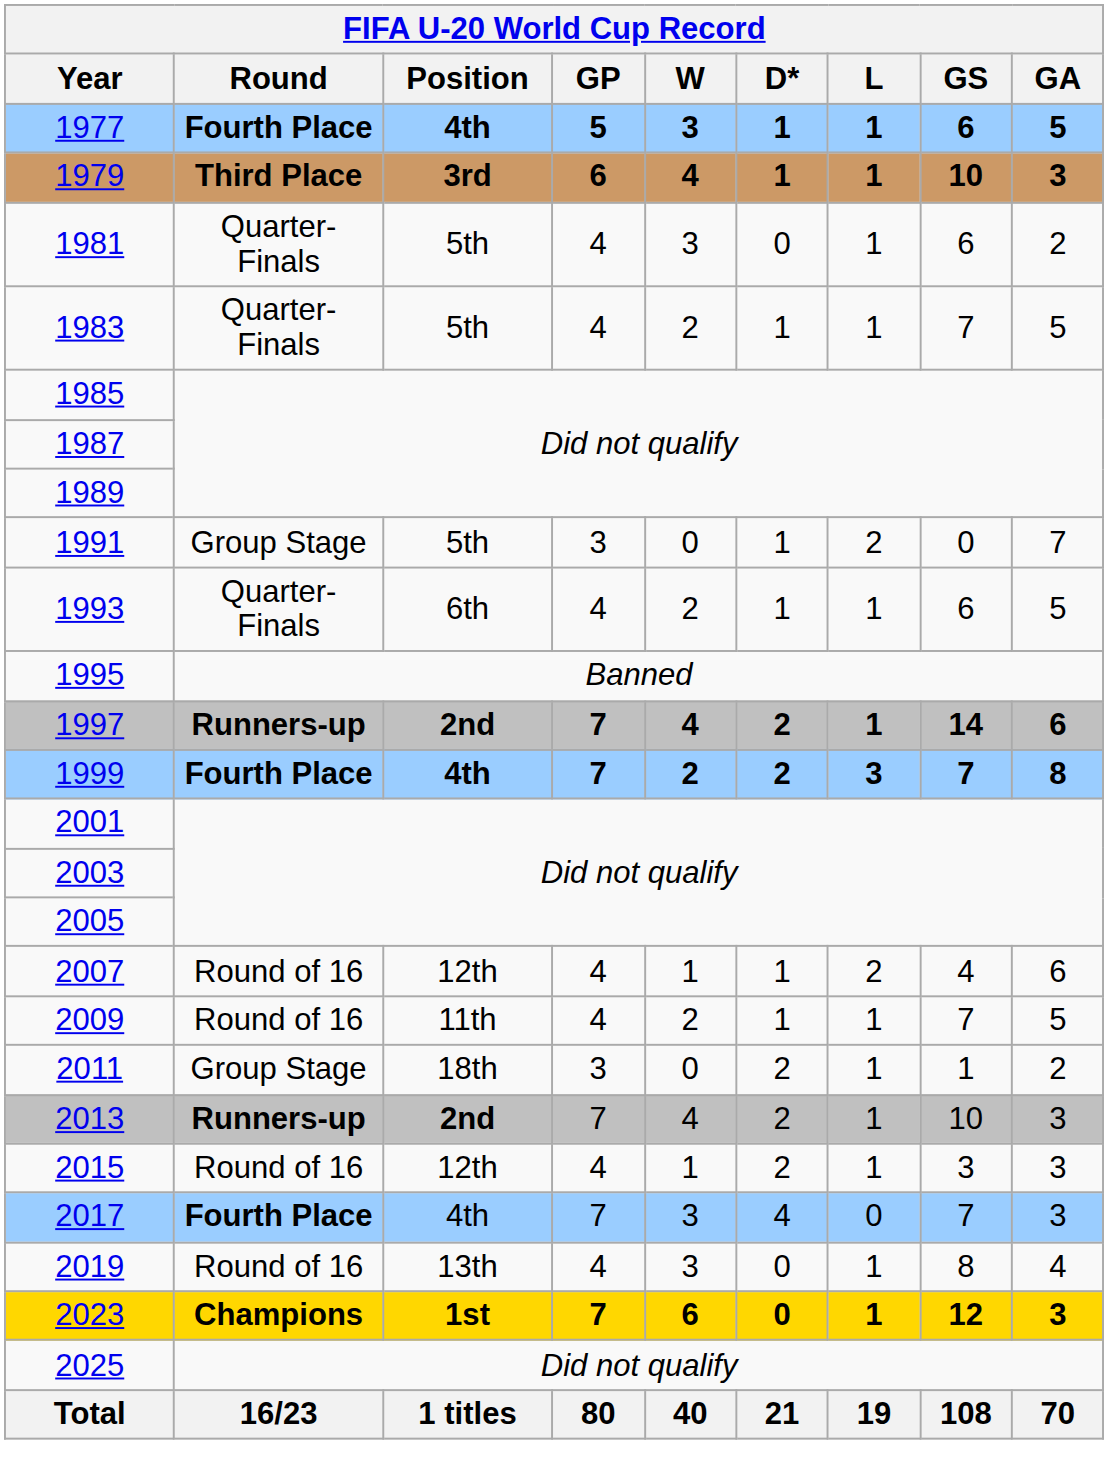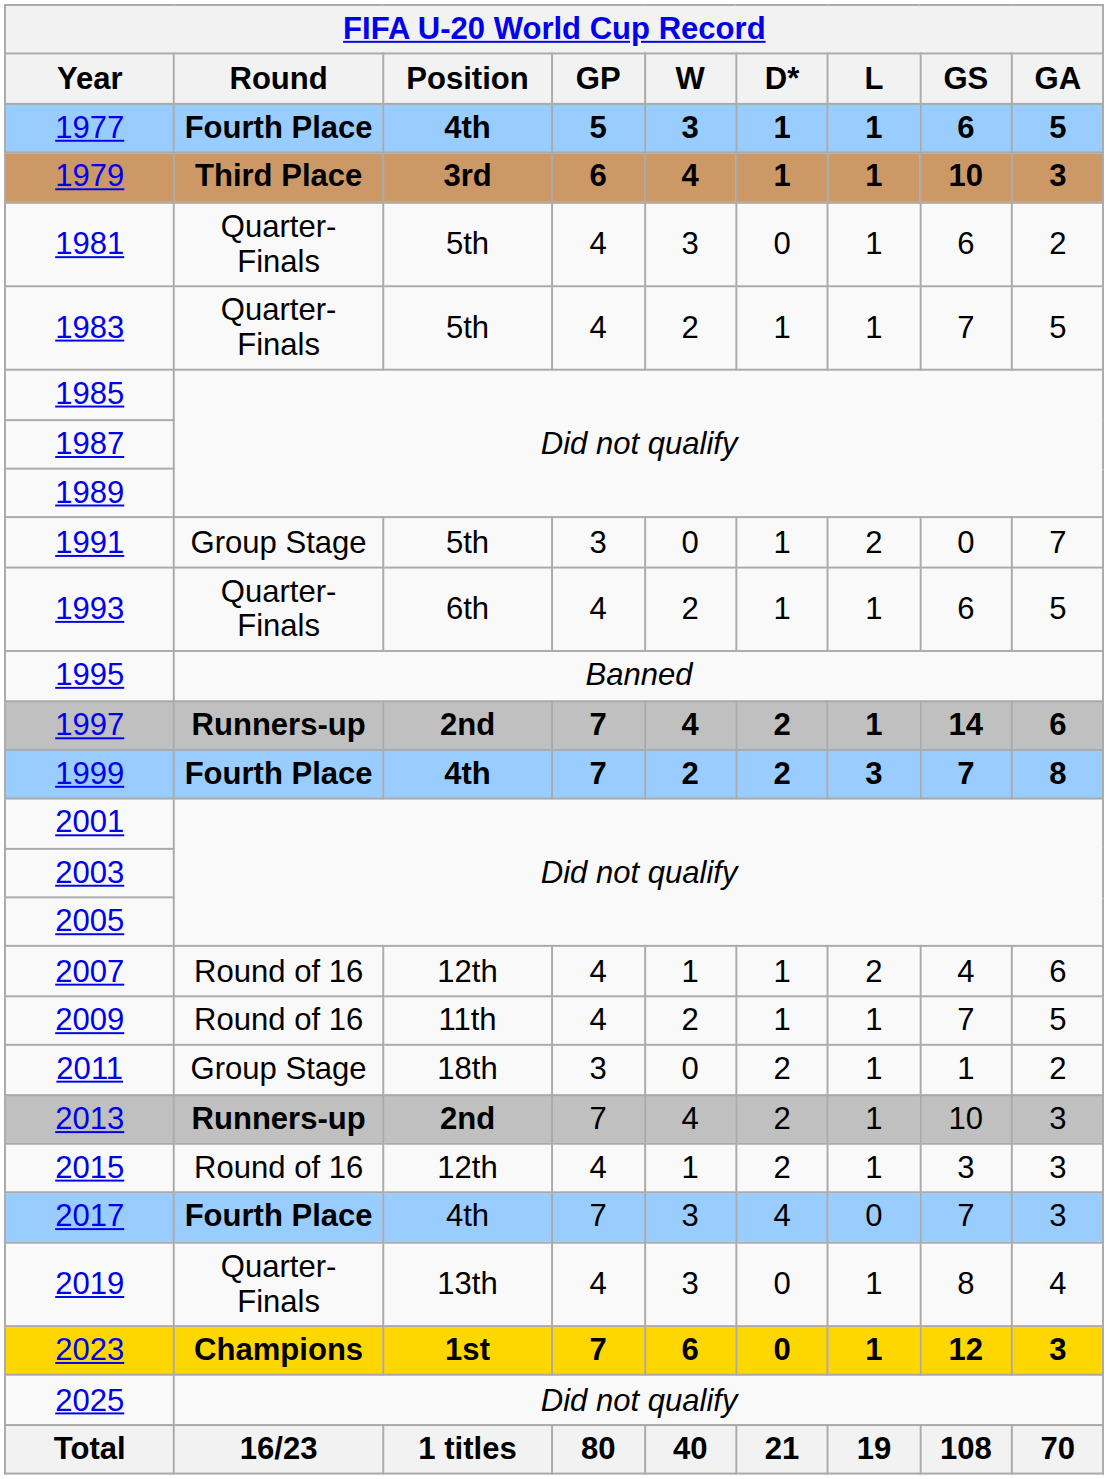(279, 1266) Round of 16 -> (279, 1283) Quarter-Finals
